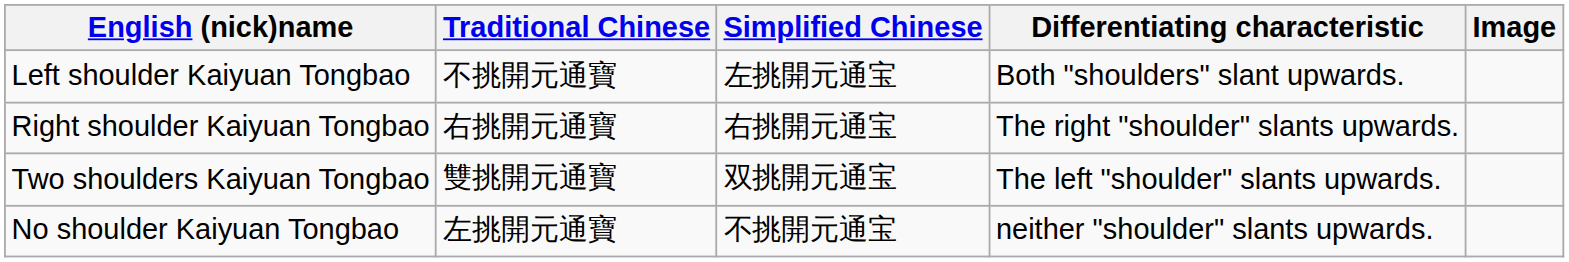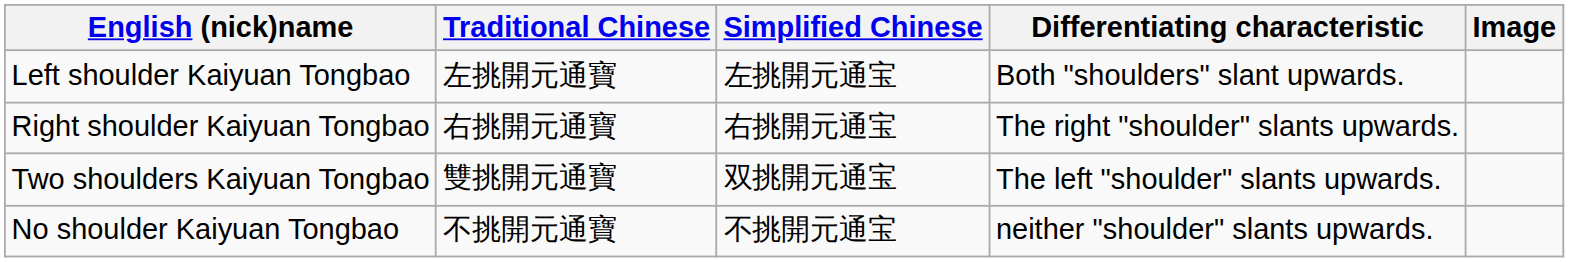(530, 75) 不挑開元通寶 -> (530, 75) 左挑開元通寶
(530, 229) 左挑開元通寶 -> (530, 229) 不挑開元通寶
